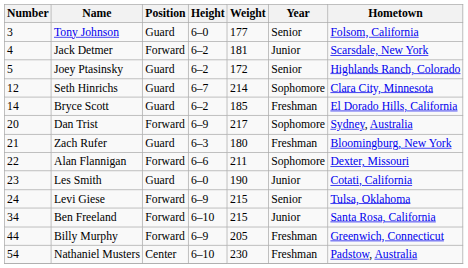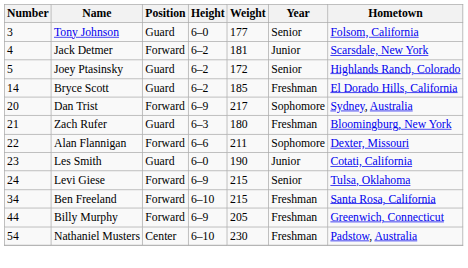- row: (86, 87)
(286, 217) Junior -> (294, 198) Freshman
